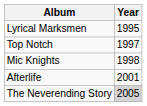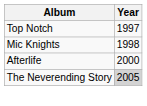- row: (47, 28)
(128, 77) 2001 -> (128, 61) 2000
